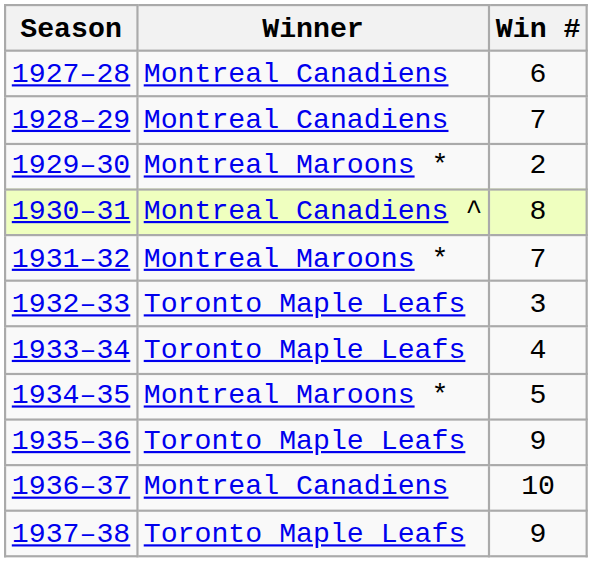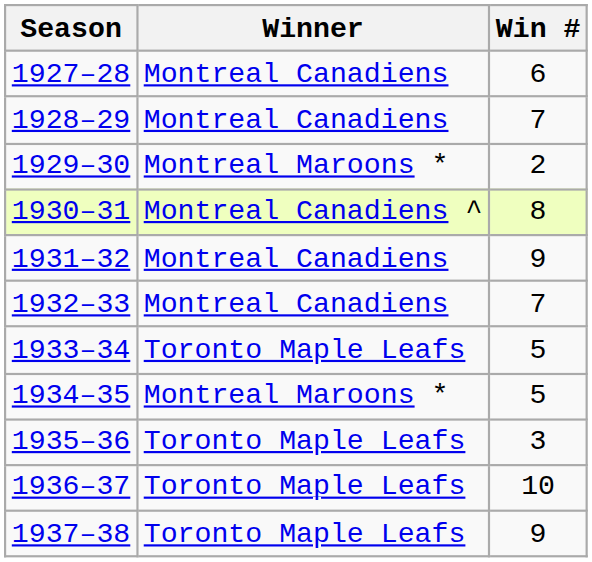(296, 258) Montreal Maroons * -> (296, 258) Montreal Canadiens
(538, 258) 7 -> (538, 258) 9
(305, 304) Toronto Maple Leafs -> (296, 304) Montreal Canadiens
(538, 304) 3 -> (538, 304) 7
(538, 350) 4 -> (538, 350) 5
(538, 442) 9 -> (538, 442) 3
(296, 488) Montreal Canadiens -> (305, 488) Toronto Maple Leafs
